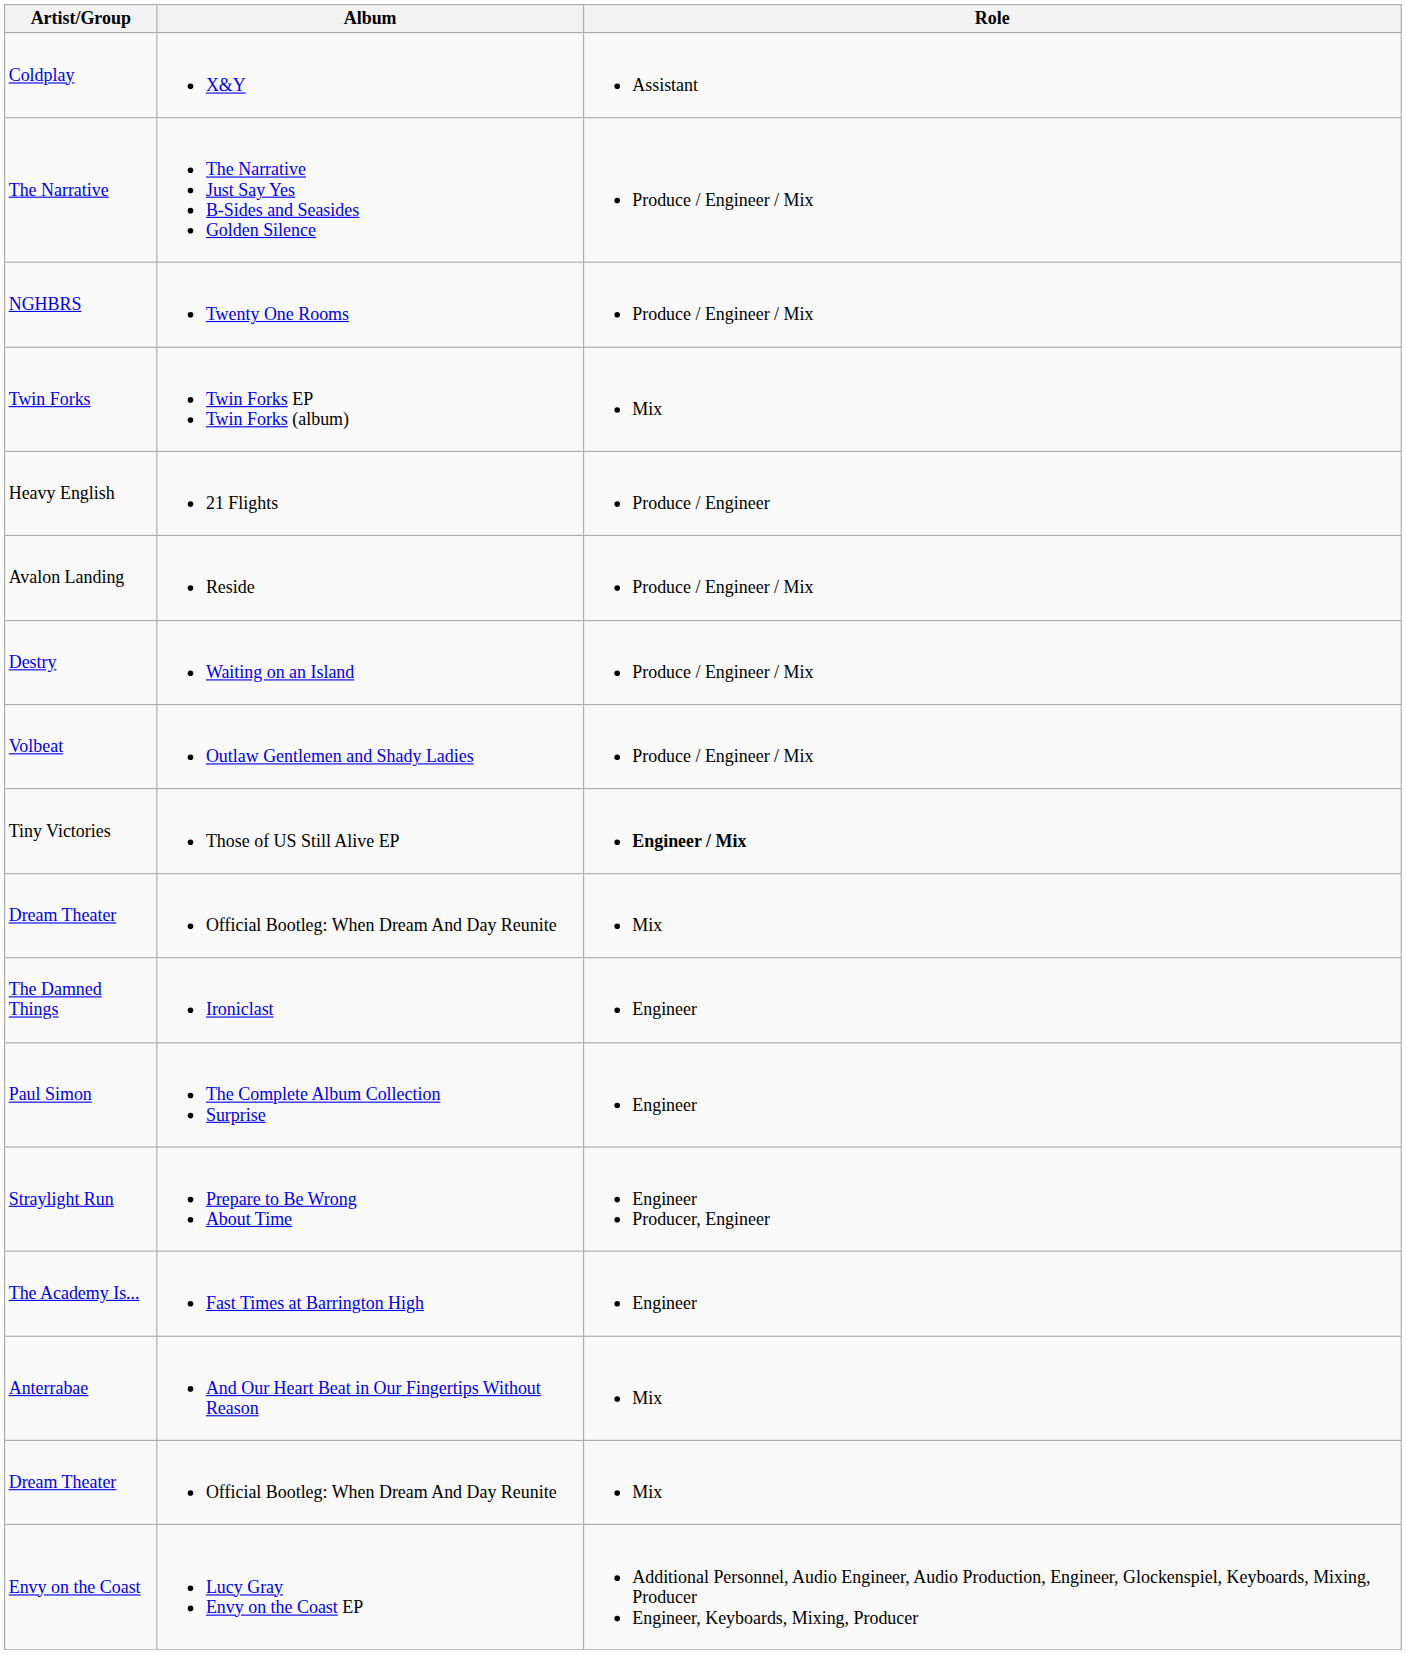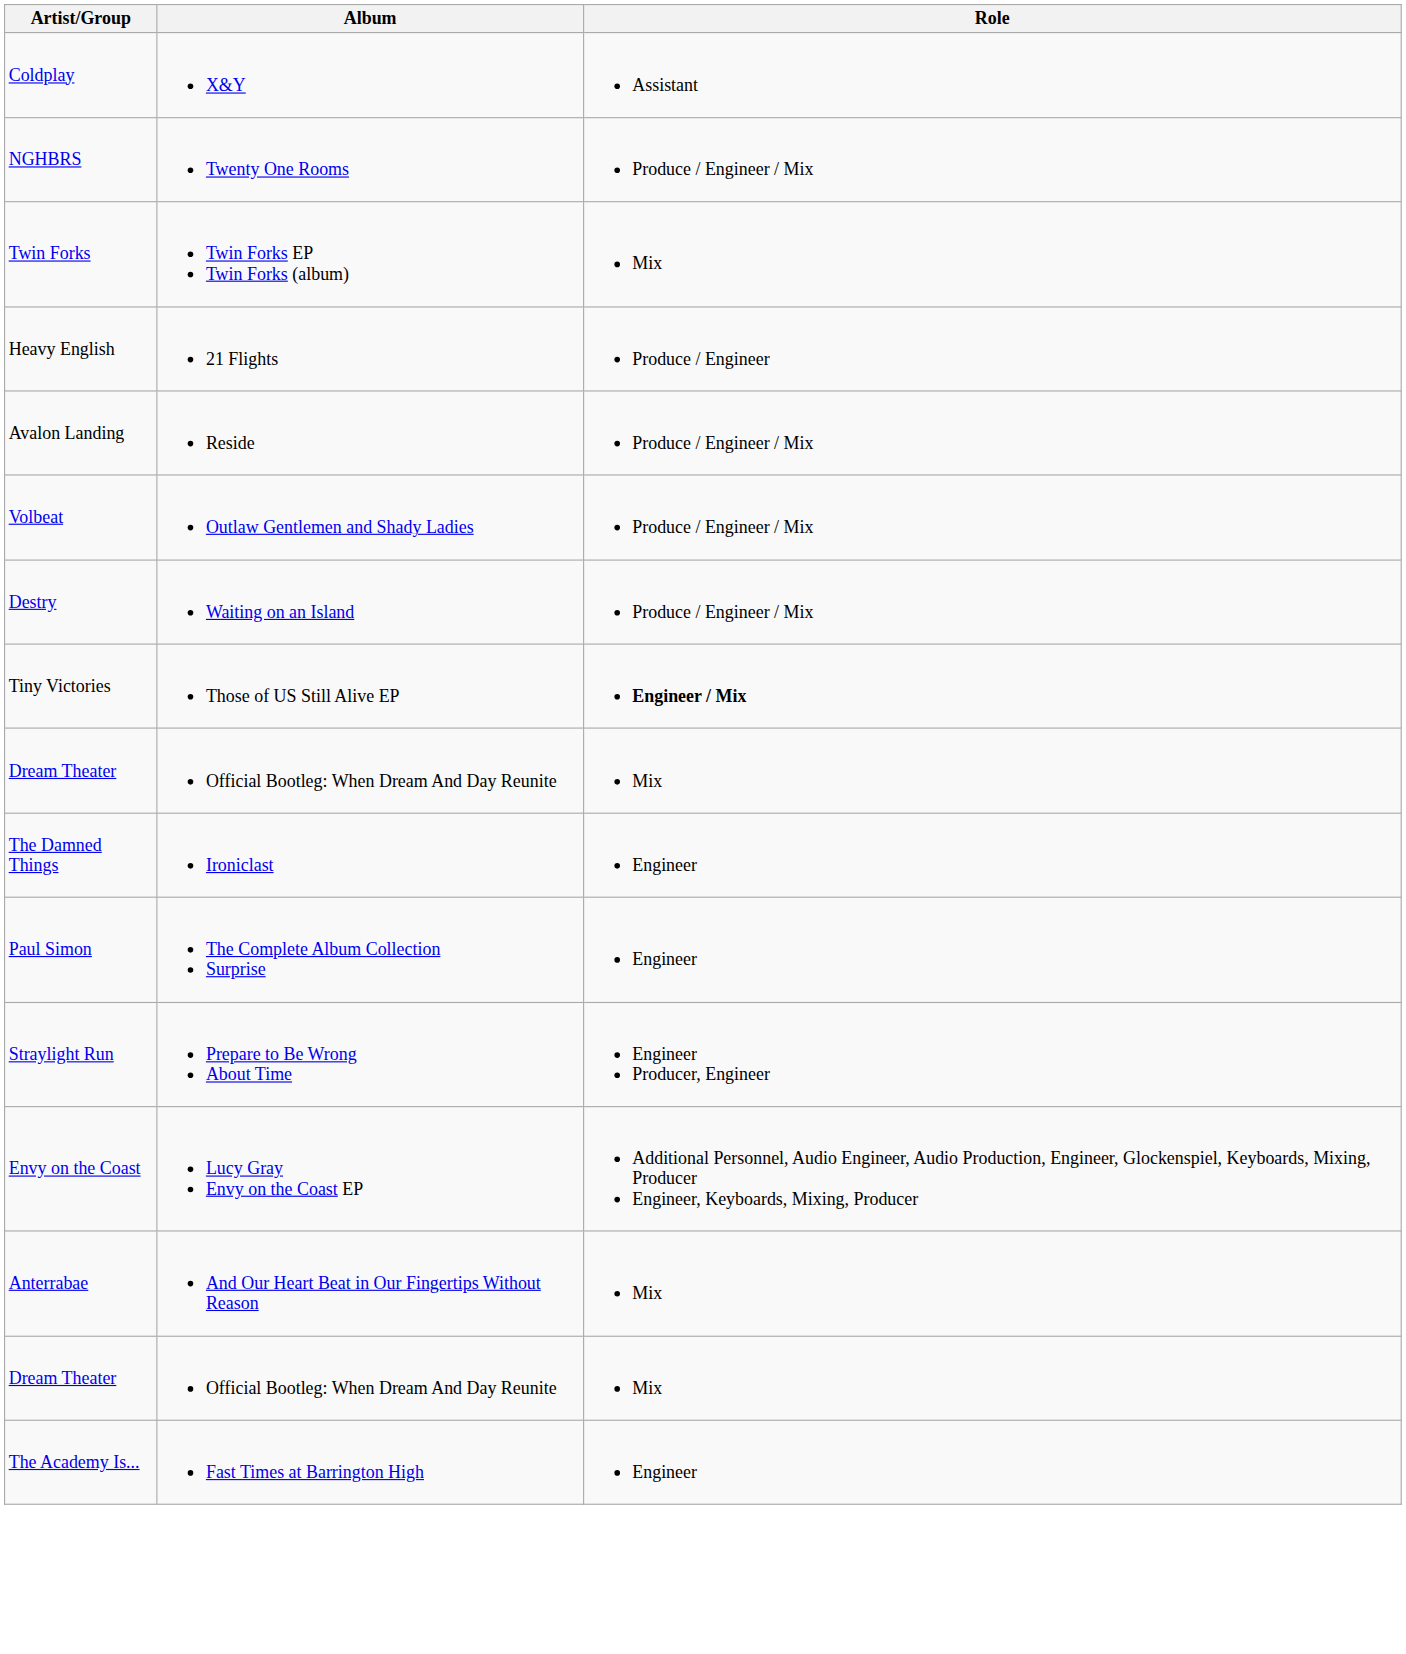- row: (59, 189)
rows swapped: (36, 746) <-> (33, 662)
rows swapped: (74, 1293) <-> (75, 1587)
